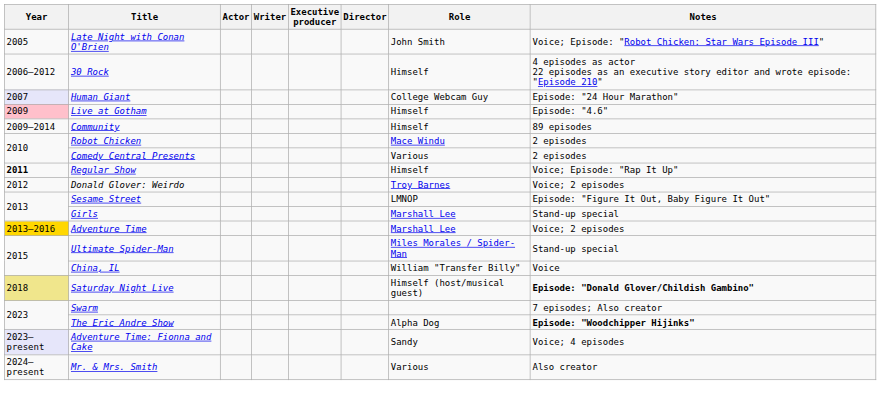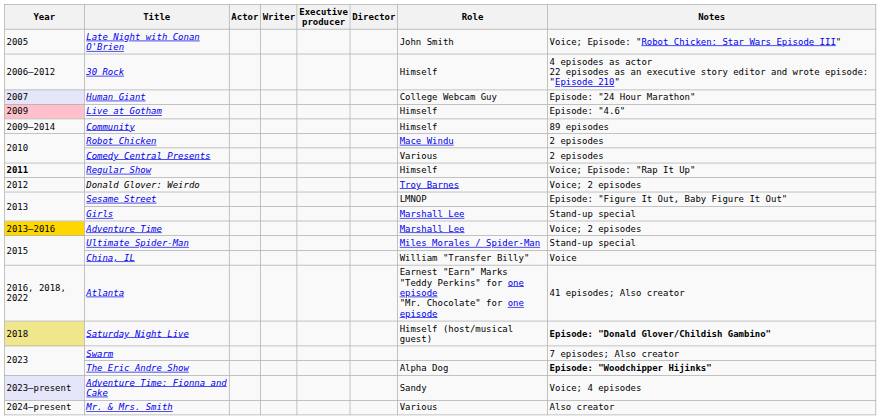+ row: (105, 293)
